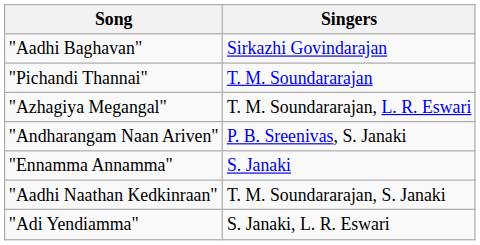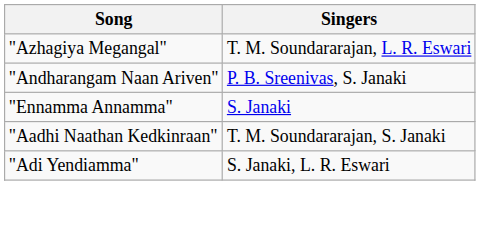- row: (75, 48)
- row: (78, 77)
